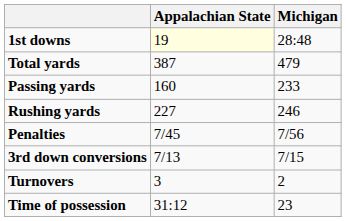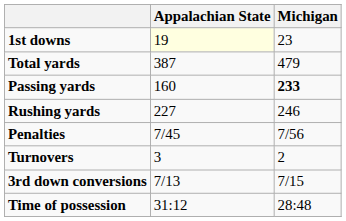(294, 39) 28:48 -> (285, 39) 23
(289, 87) normal -> (289, 87) bold
rows swapped: (77, 157) <-> (41, 181)
(285, 205) 23 -> (294, 205) 28:48
